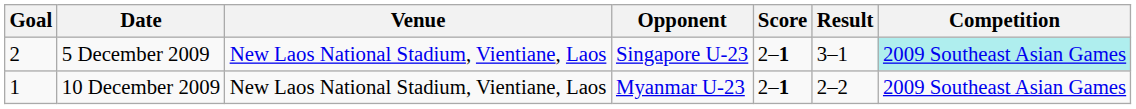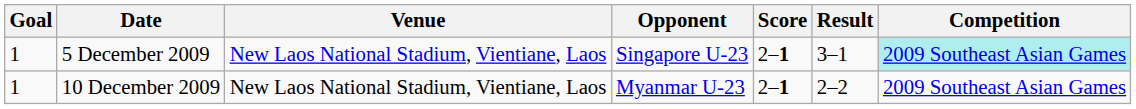(15, 53) 2 -> (15, 53) 1
